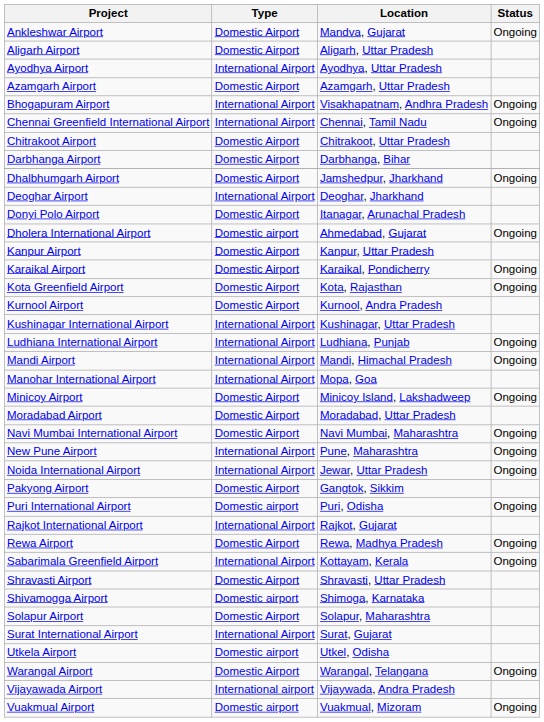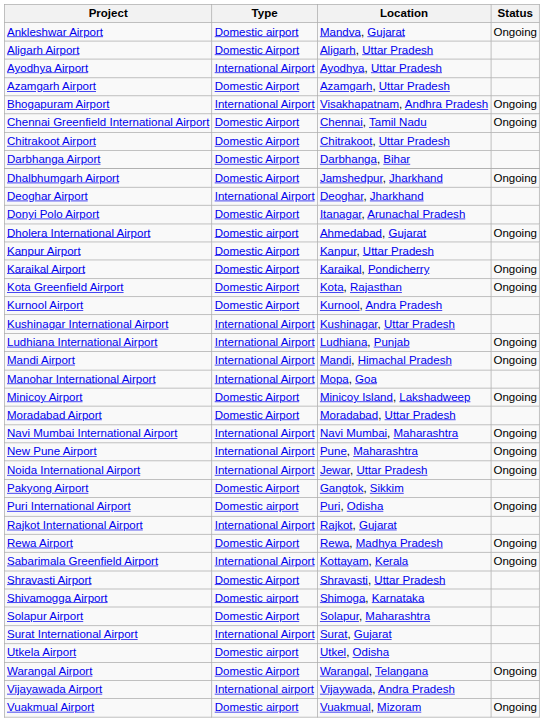(257, 31) Domestic Airport -> (257, 31) Domestic airport
(265, 123) International Airport -> (257, 123) Domestic Airport
(257, 433) Domestic Airport -> (265, 433) International Airport
